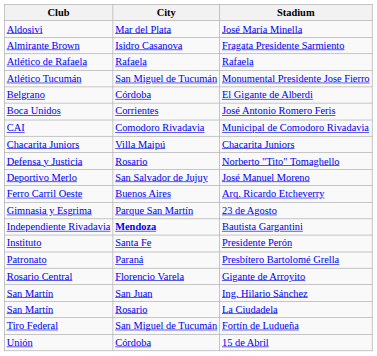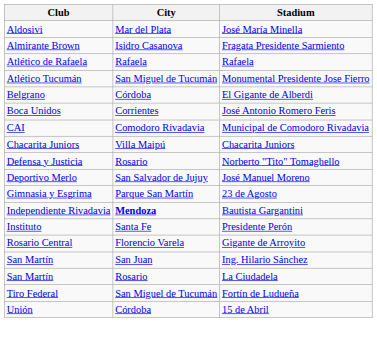- row: (273, 194)
- row: (281, 260)
